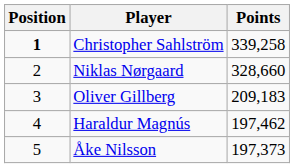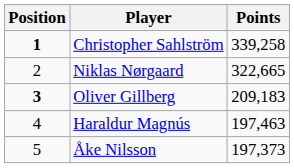(258, 70) 328,660 -> (258, 70) 322,665
(37, 96) normal -> (37, 96) bold
(258, 123) 197,462 -> (258, 123) 197,463
